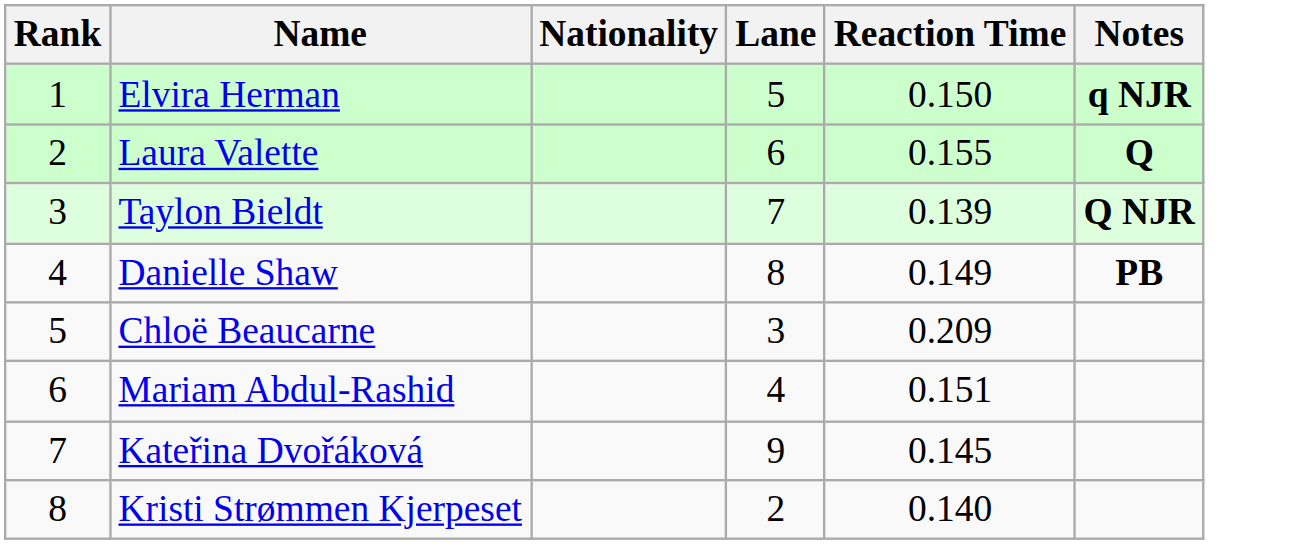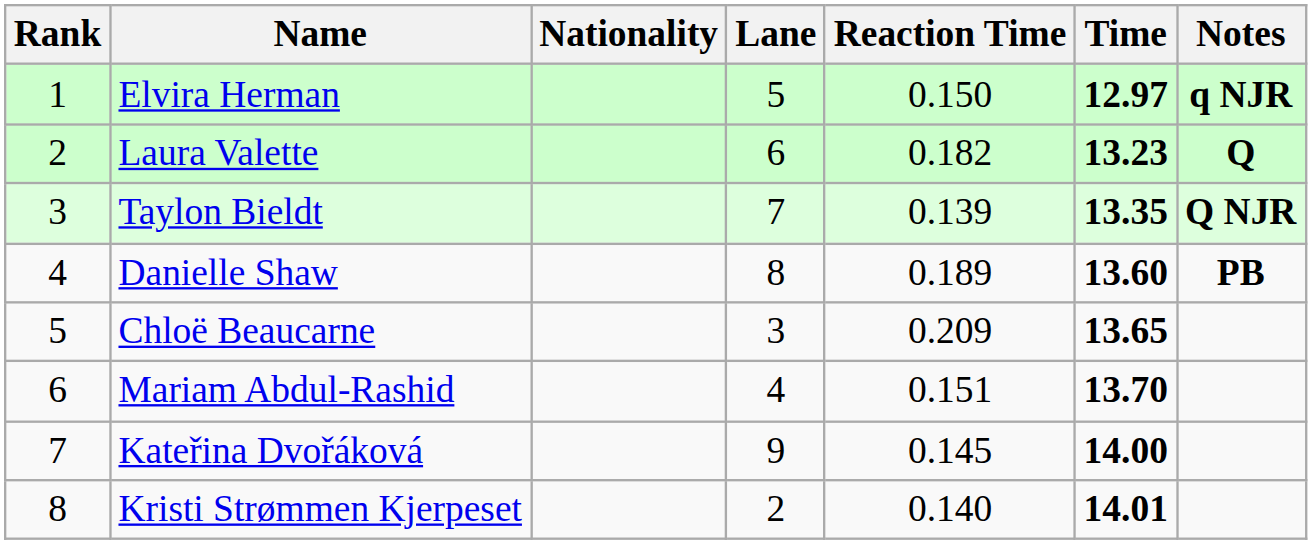+ column: (1126, 34)
(950, 152) 0.155 -> (950, 152) 0.182
(950, 271) 0.149 -> (950, 271) 0.189
